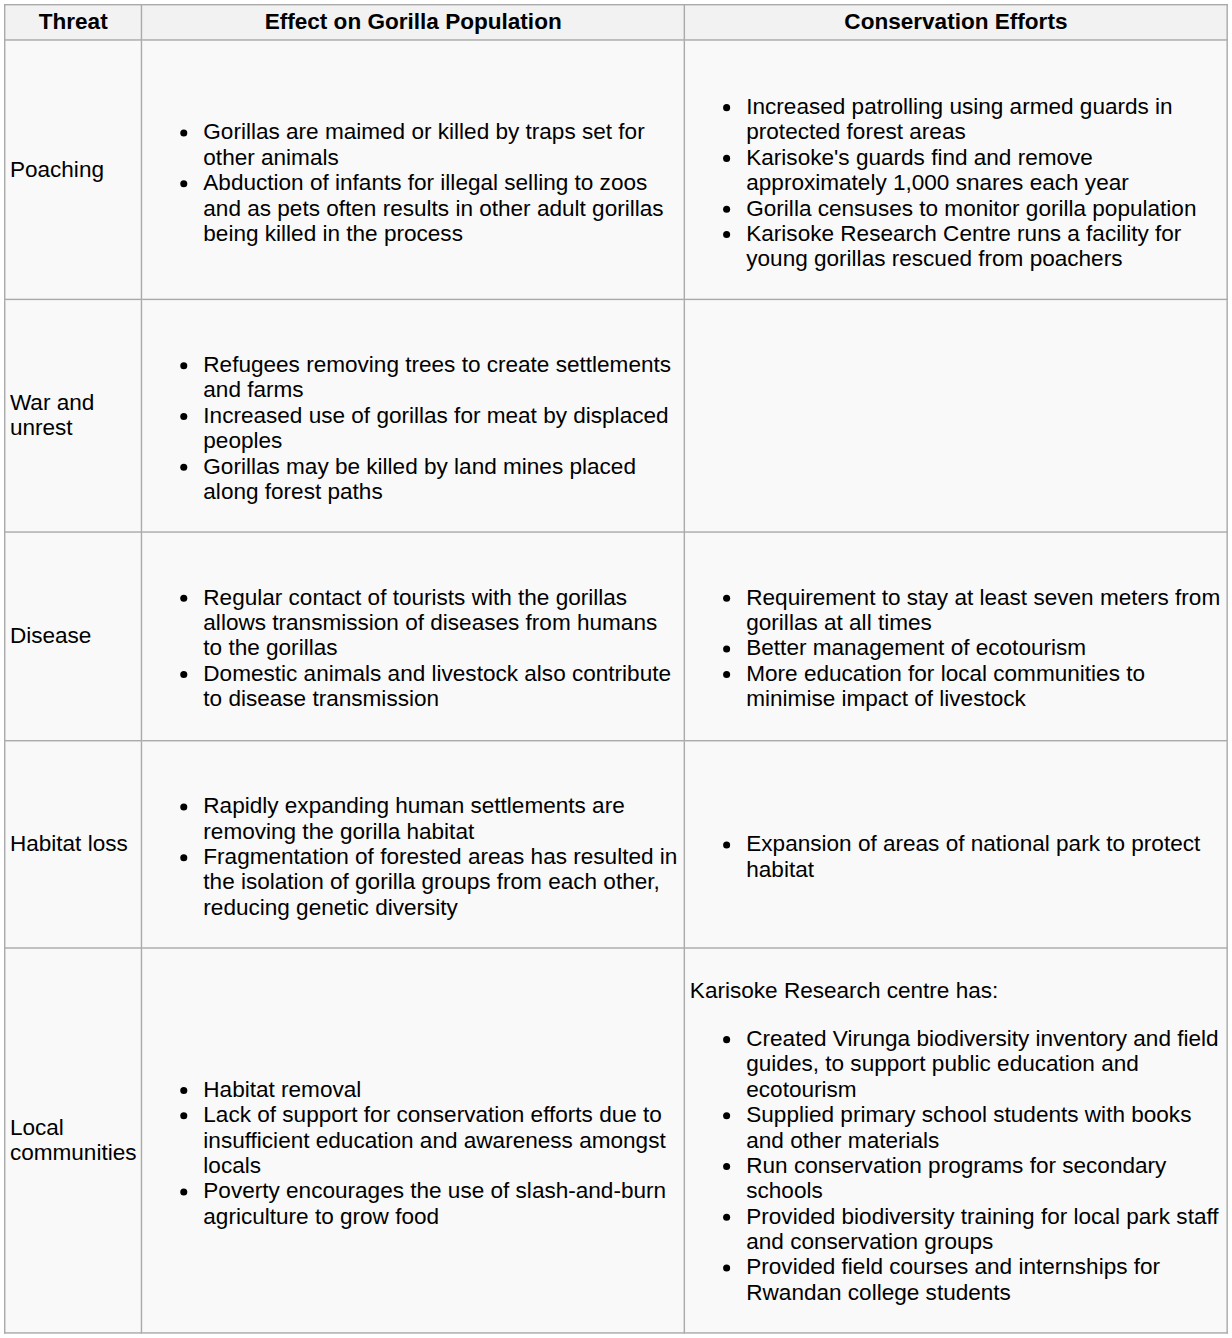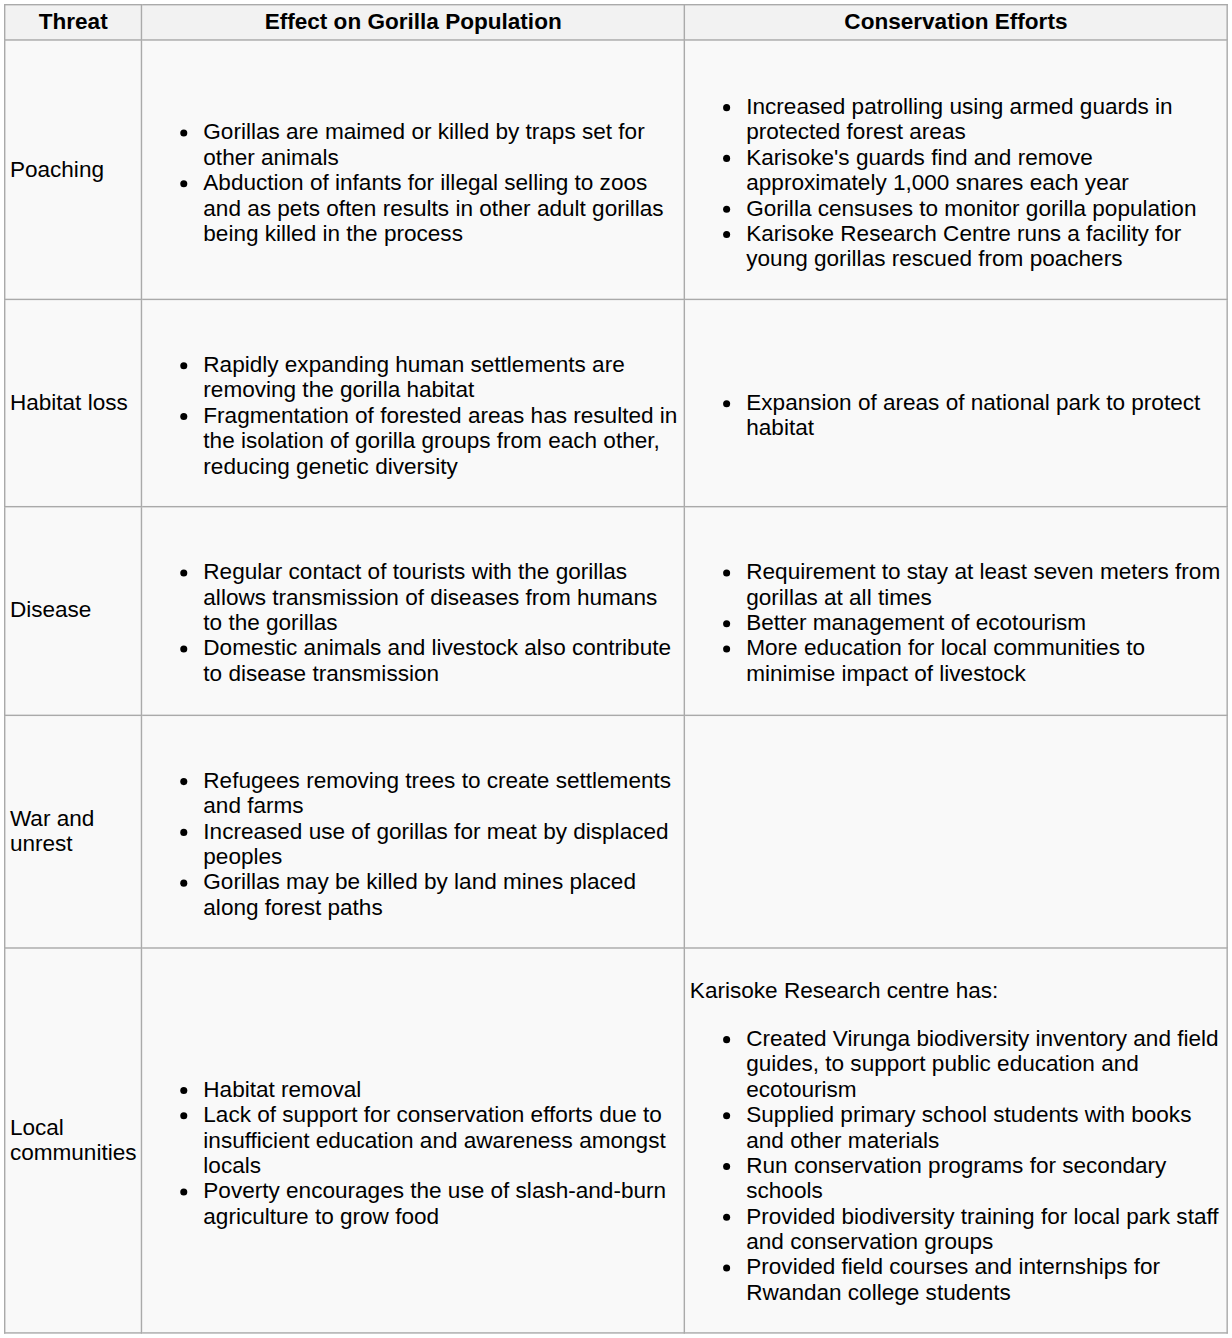rows swapped: (69, 843) <-> (52, 415)
